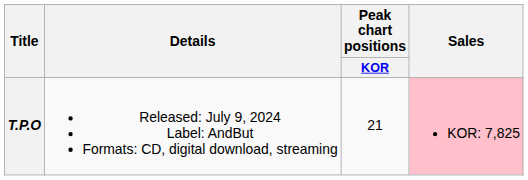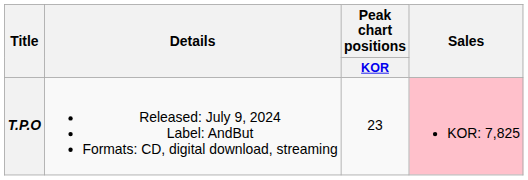(375, 126) 21 -> (375, 126) 23
